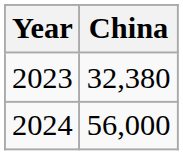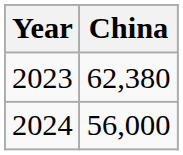(129, 76) 32,380 -> (129, 76) 62,380
